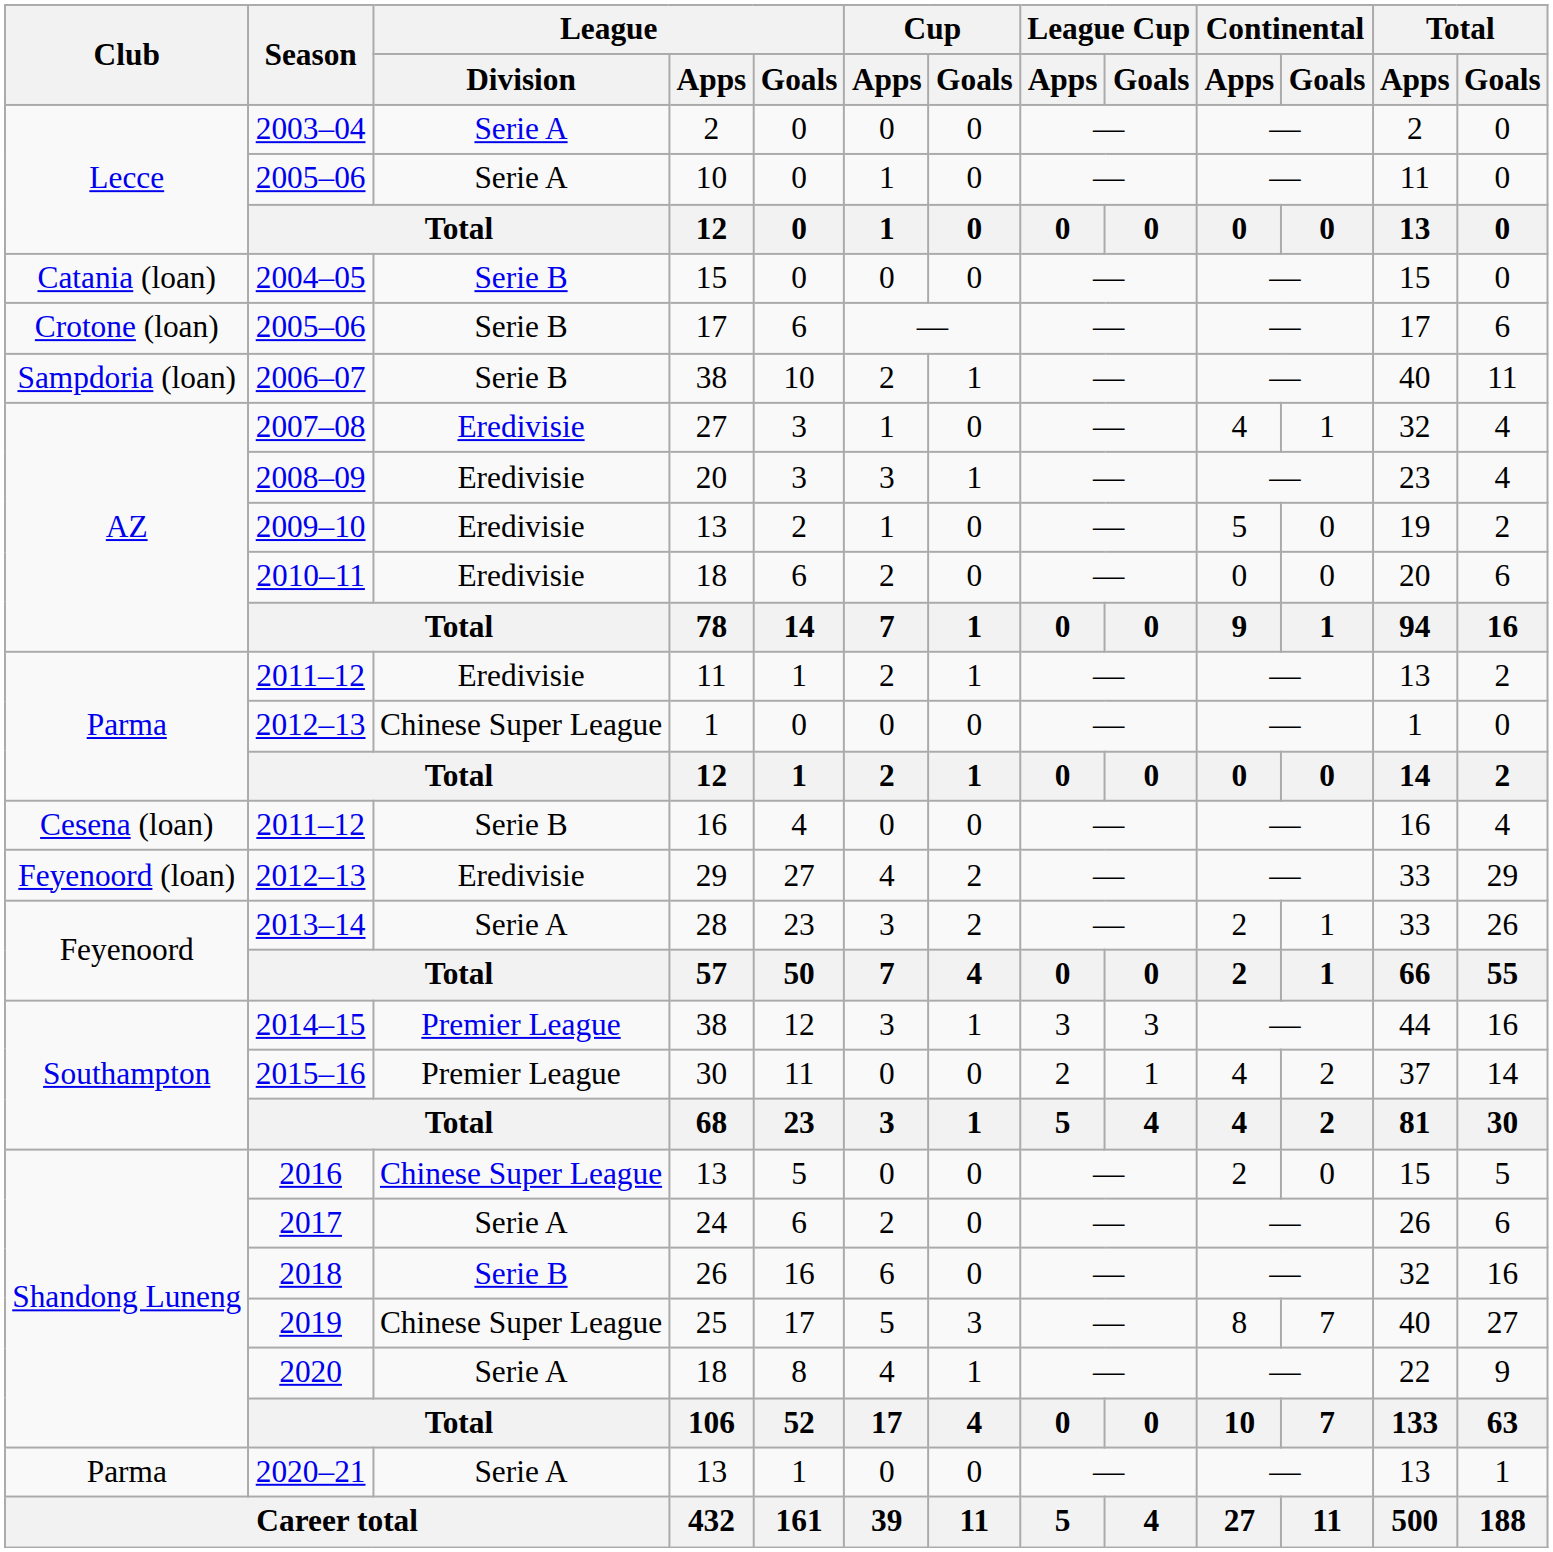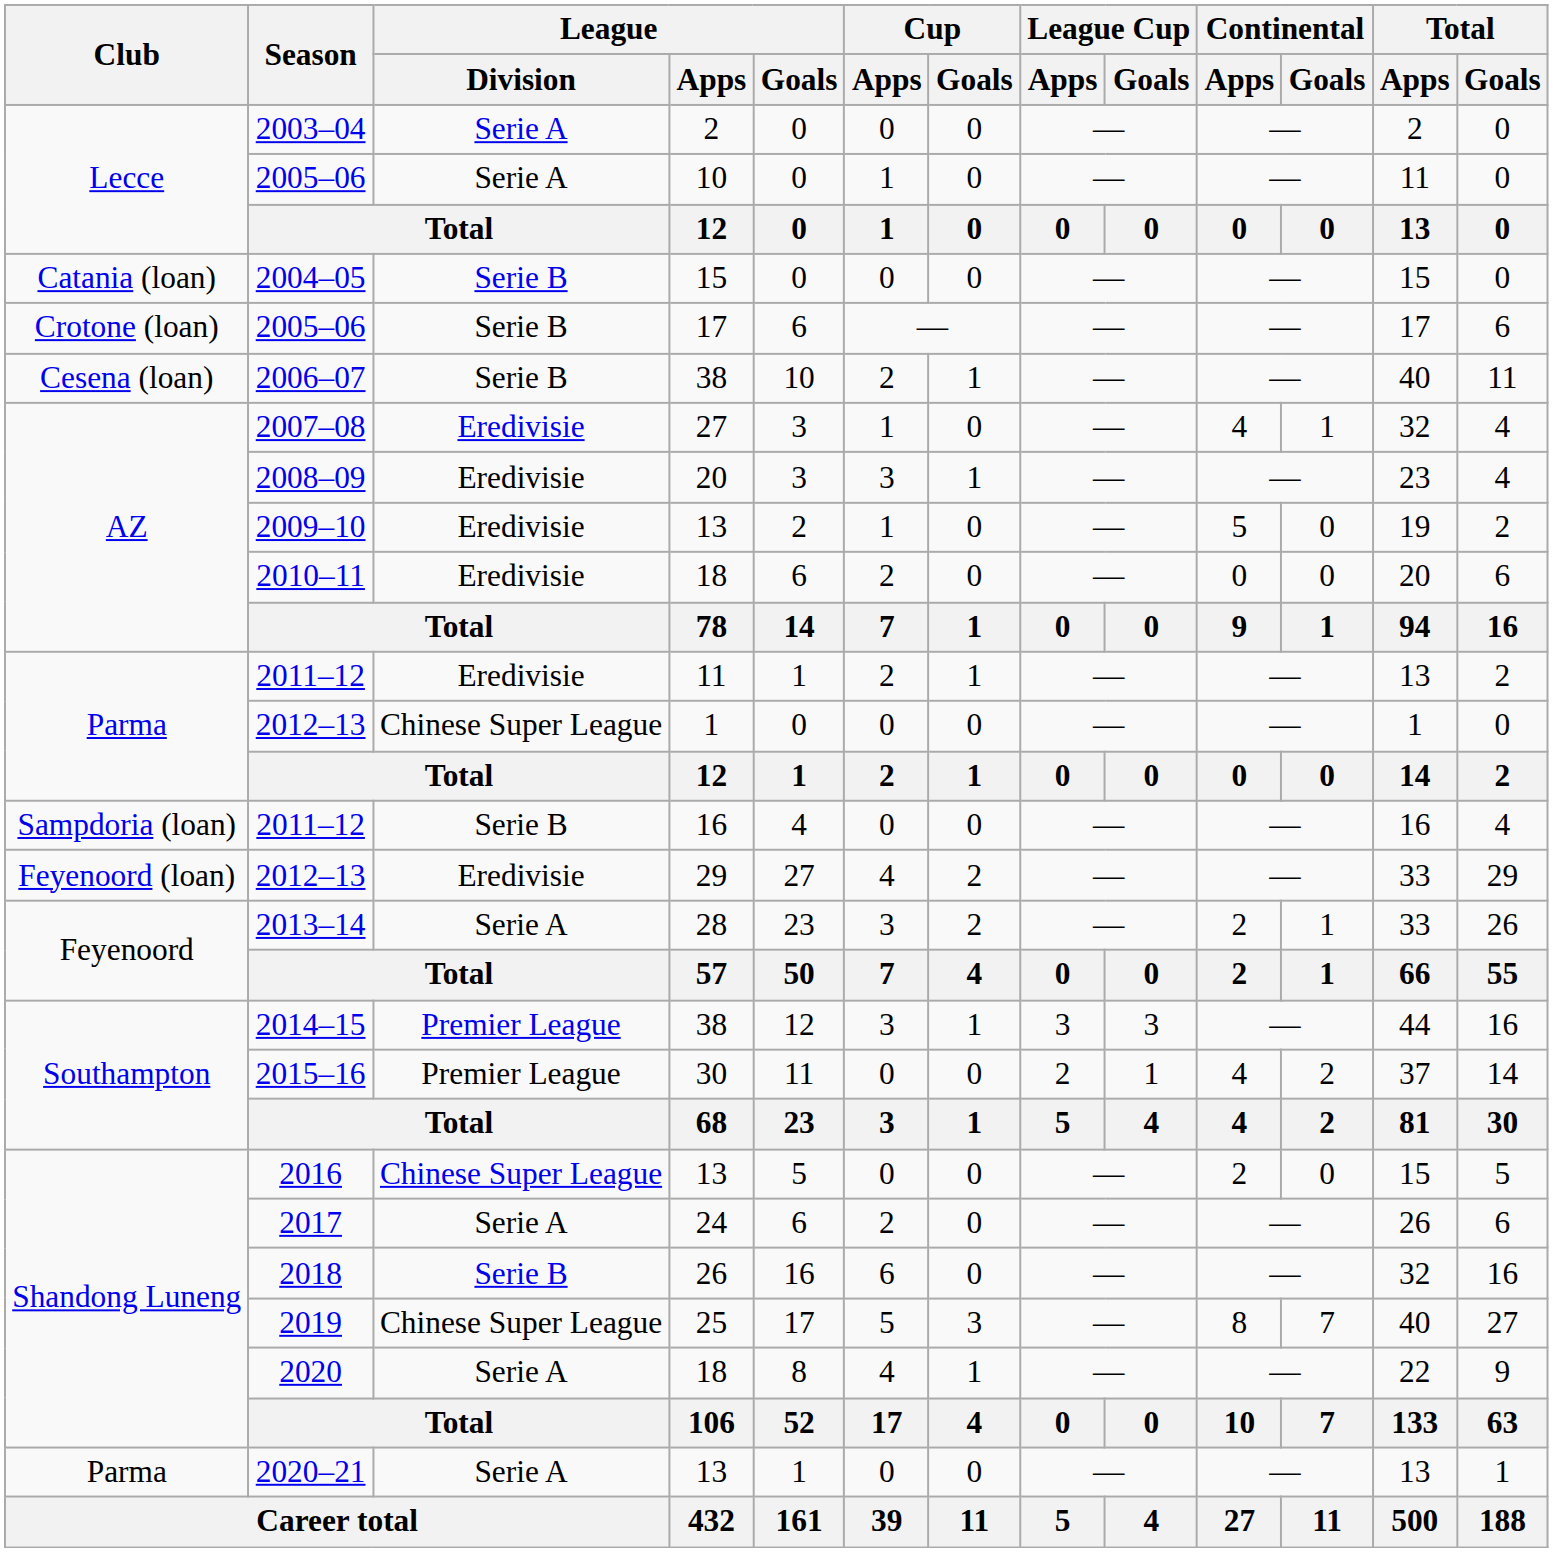(127, 377) Sampdoria (loan) -> (127, 377) Cesena (loan)
(127, 825) Cesena (loan) -> (127, 825) Sampdoria (loan)
